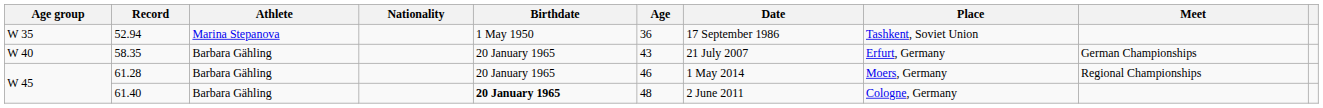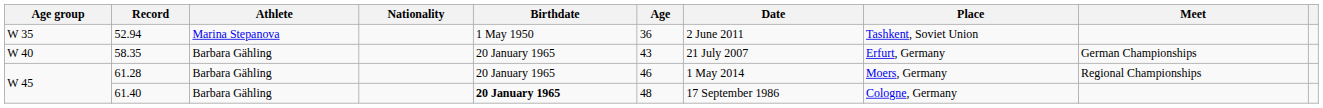(733, 34) 17 September 1986 -> (715, 34) 2 June 2011
(715, 93) 2 June 2011 -> (733, 93) 17 September 1986
